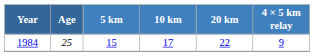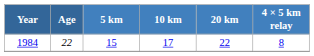(67, 43) 25 -> (67, 43) 22
(281, 43) 9 -> (281, 43) 8
